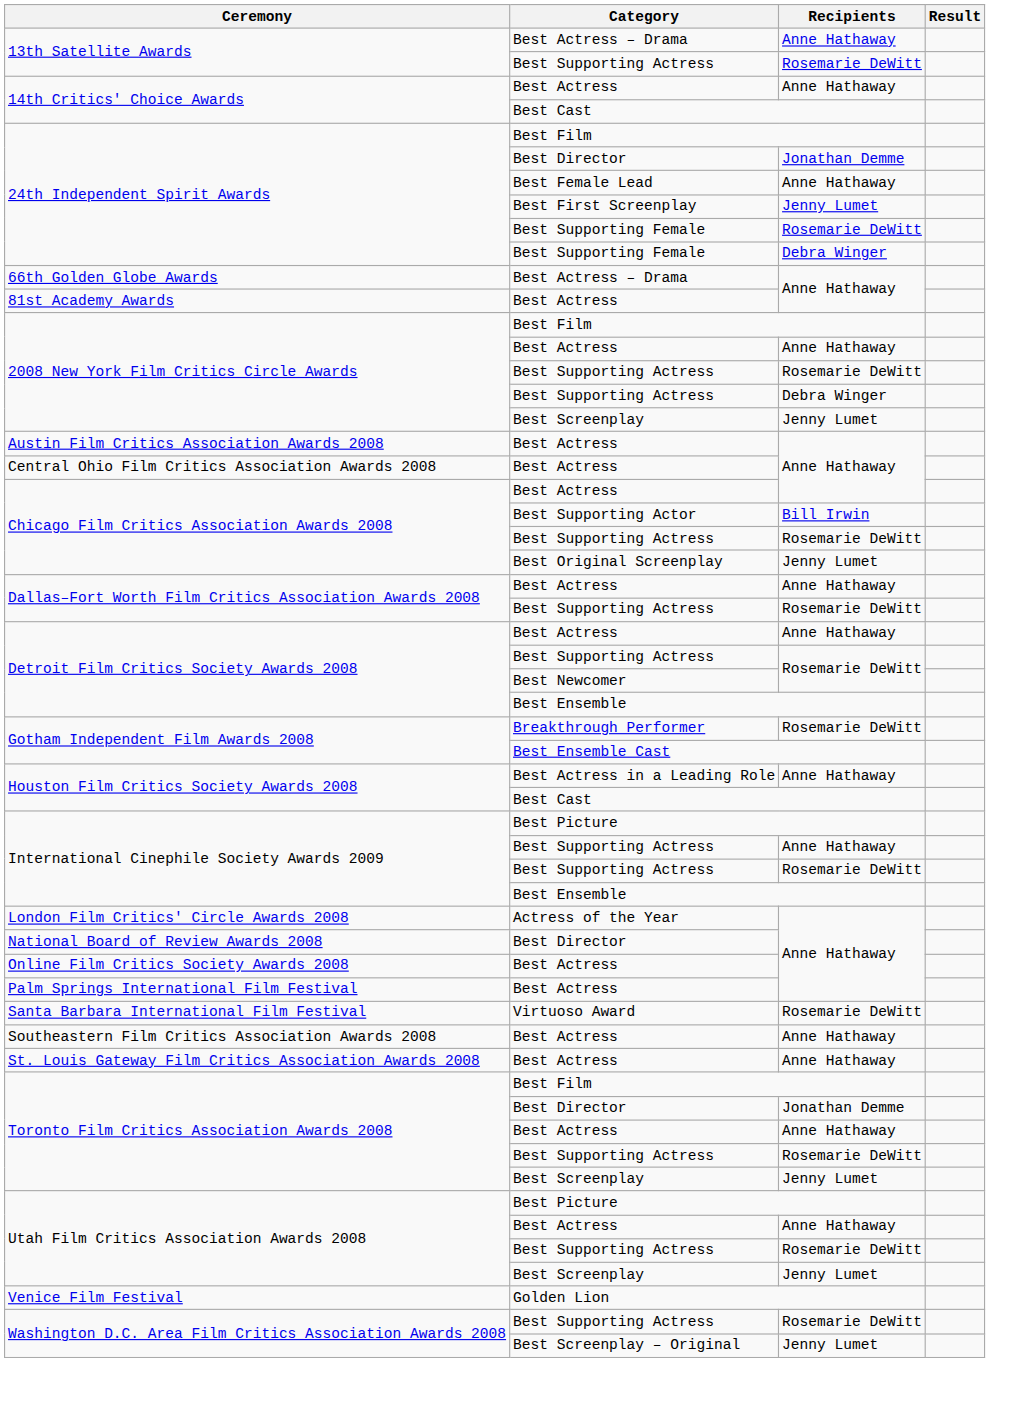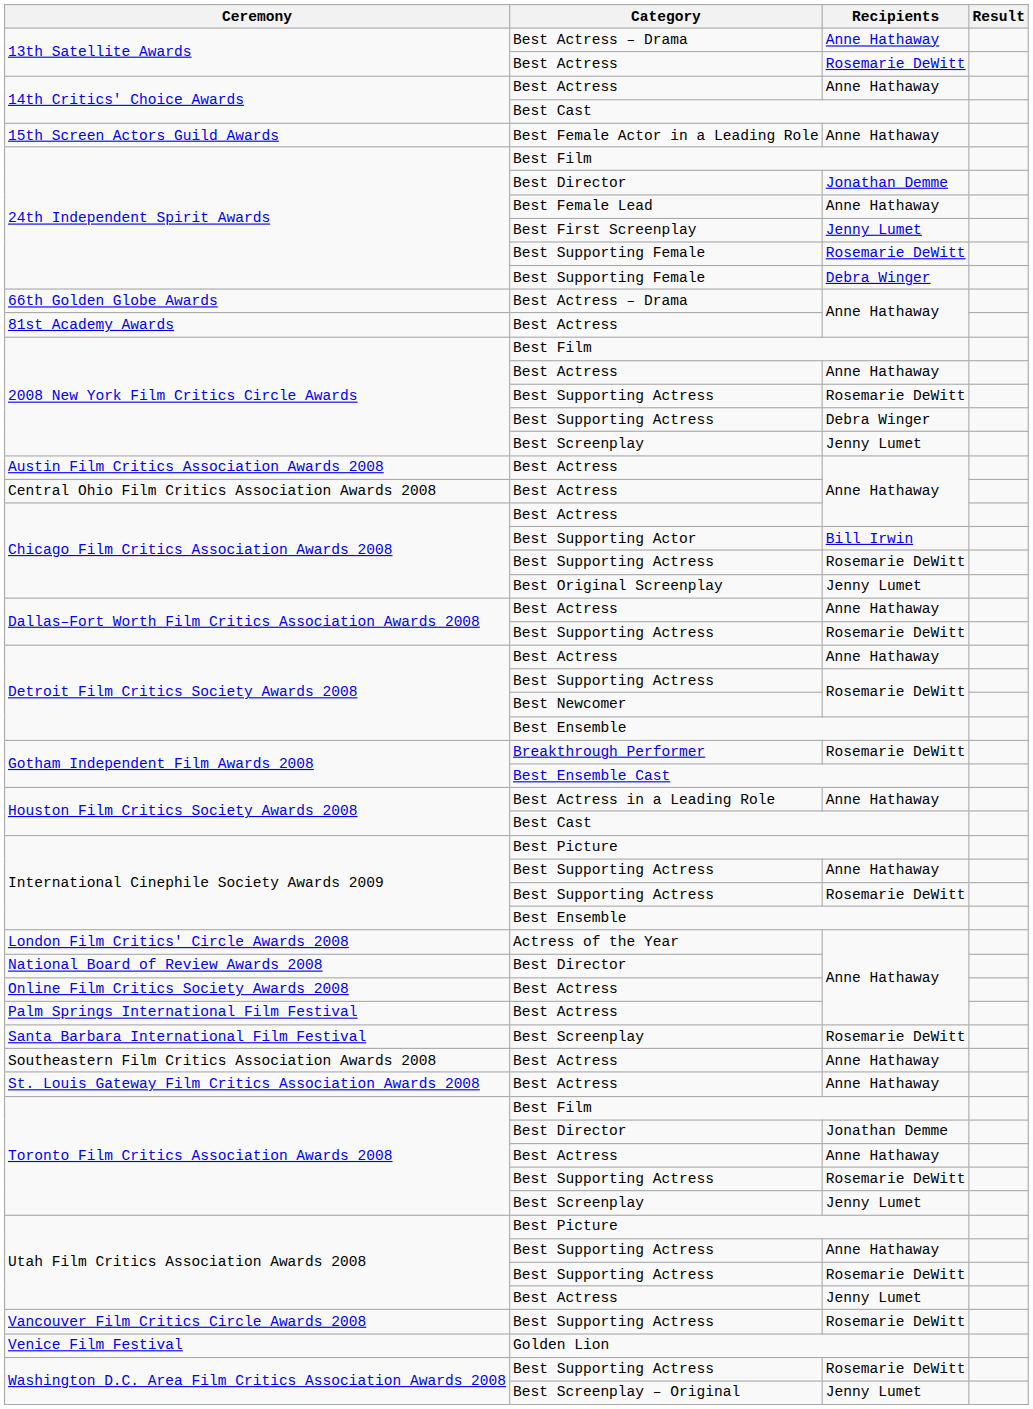(613, 64) Best Supporting Actress -> (565, 64) Best Actress
+ row: (143, 135)
(574, 1013) Virtuoso Award -> (579, 1037) Best Screenplay
(565, 1227) Best Actress -> (613, 1250) Best Supporting Actress
(579, 1274) Best Screenplay -> (565, 1298) Best Actress
+ row: (187, 1322)
